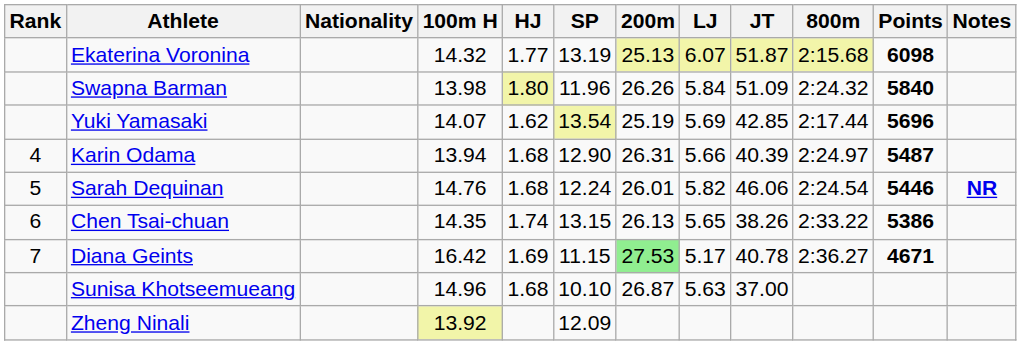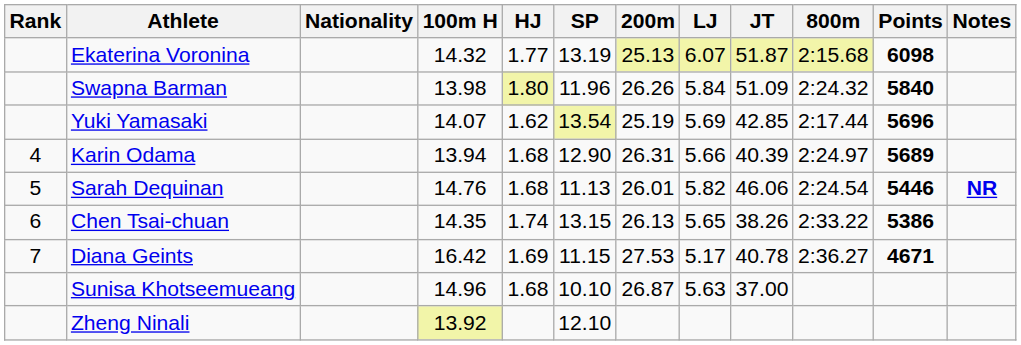(911, 155) 5487 -> (911, 155) 5689
(585, 188) 12.24 -> (585, 188) 11.13
(648, 255) lightgreen background -> (648, 255) no background
(585, 322) 12.09 -> (585, 322) 12.10
